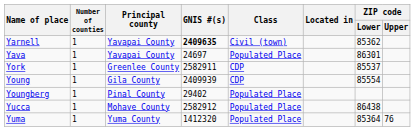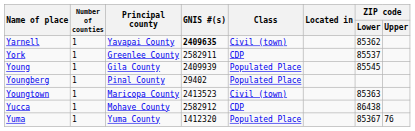- row: (16, 55)
(237, 81) CDP -> (266, 68) Populated Place
(369, 81) 85554 -> (369, 68) 85545
+ row: (28, 94)
(266, 107) Populated Place -> (237, 107) CDP
(369, 120) 85364 -> (369, 120) 85367
